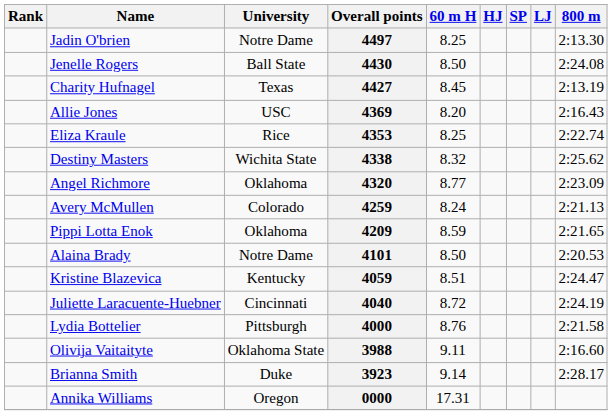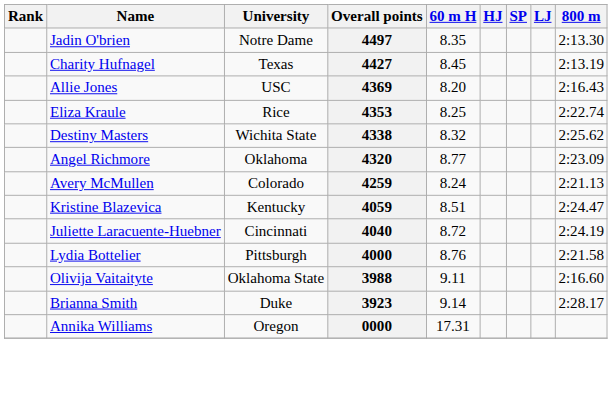(453, 40) 8.25 -> (453, 40) 8.35
- row: (377, 64)
- row: (377, 231)
- row: (377, 254)
